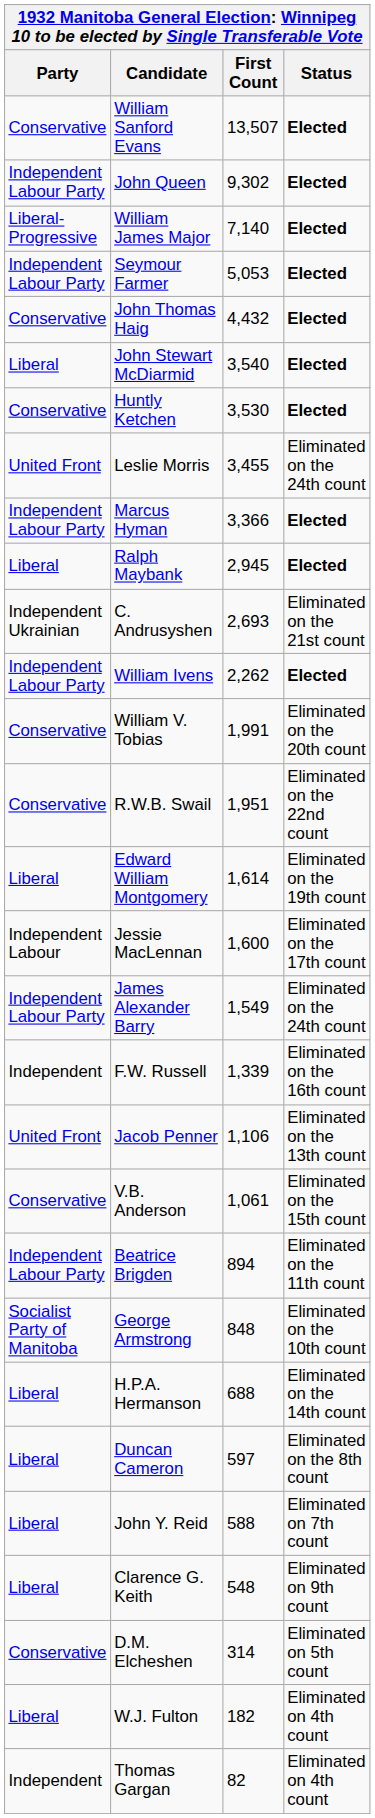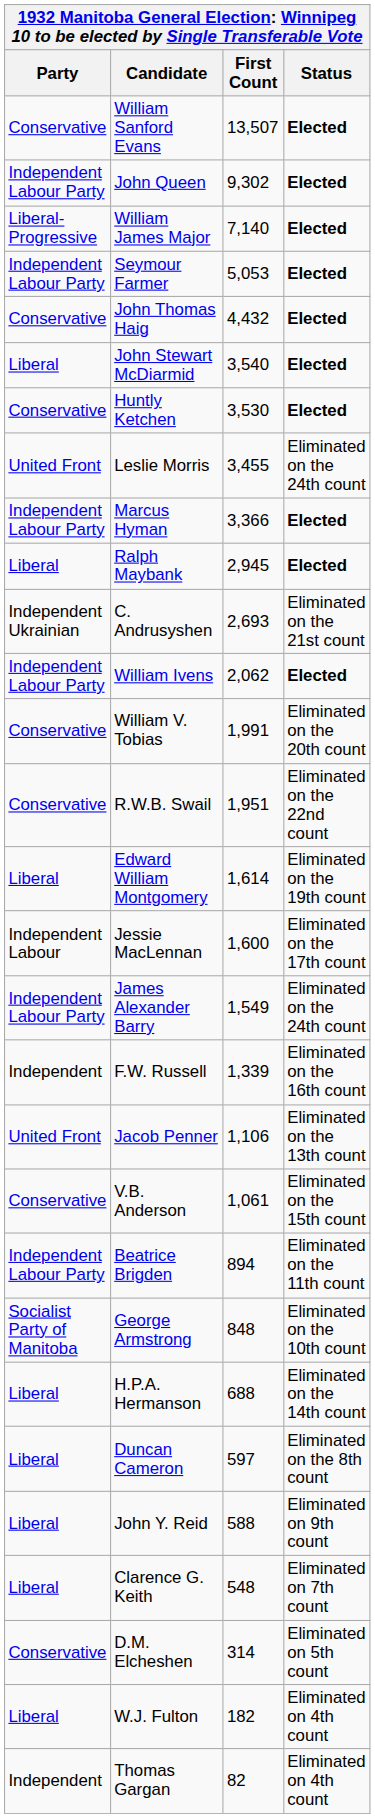(248, 676) 2,262 -> (248, 676) 2,062
(326, 1523) Eliminated on 7th count -> (326, 1523) Eliminated on 9th count
(326, 1587) Eliminated on 9th count -> (326, 1587) Eliminated on 7th count
